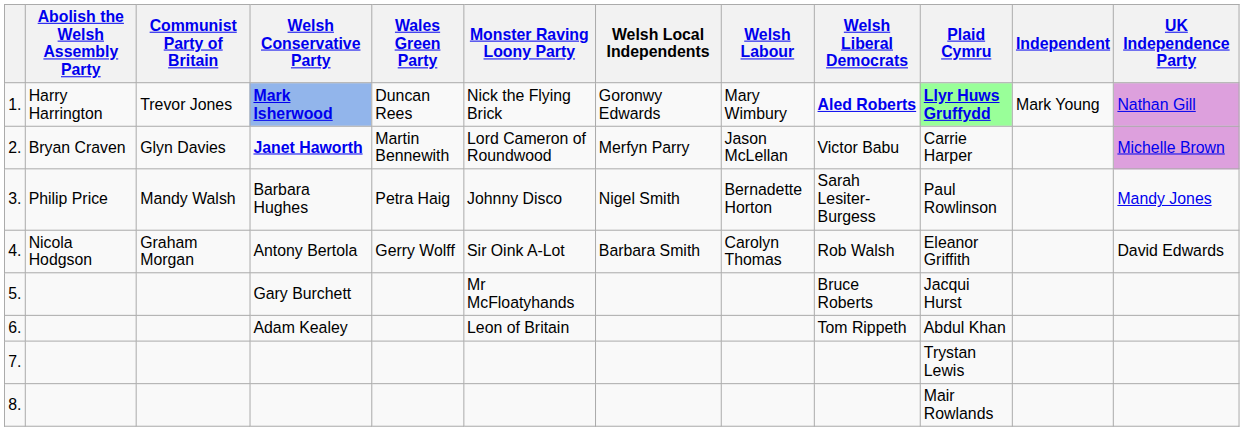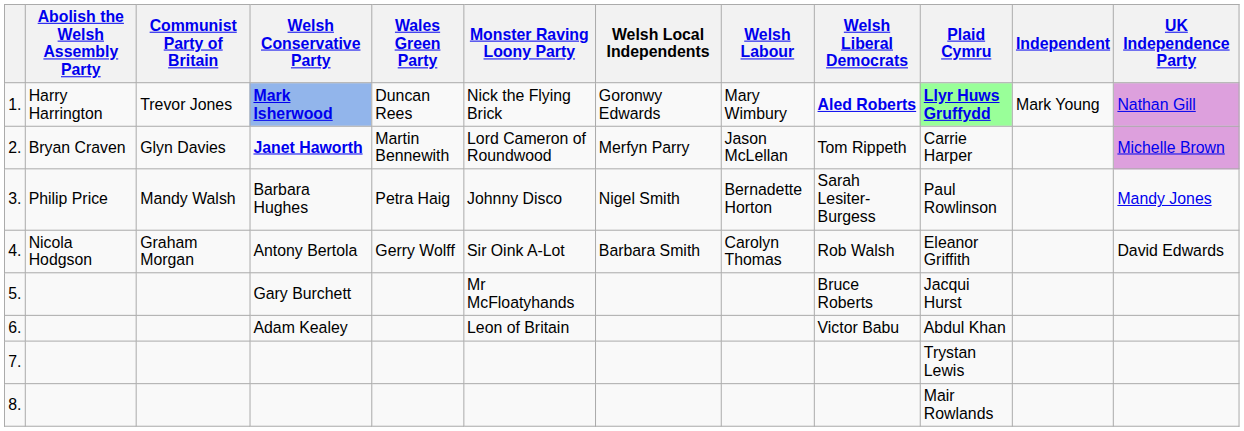(858, 147) Victor Babu -> (862, 147) Tom Rippeth
(862, 328) Tom Rippeth -> (858, 328) Victor Babu
